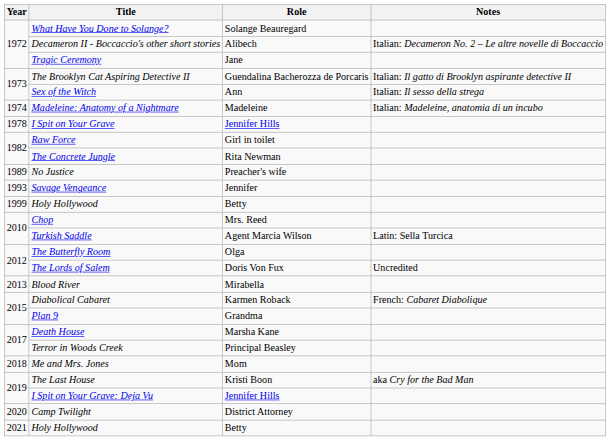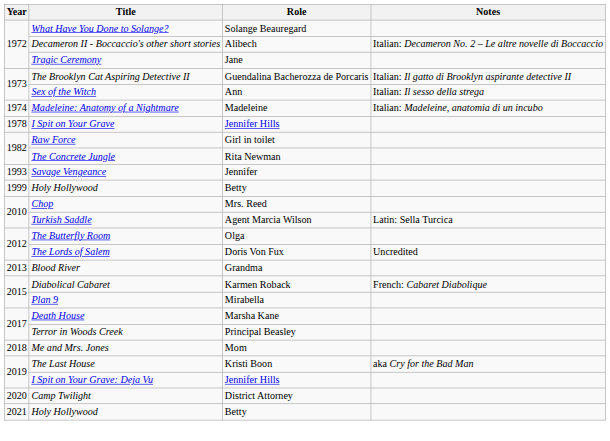- row: (17, 172)
(244, 284) Mirabella -> (244, 268) Grandma
(244, 316) Grandma -> (244, 300) Mirabella
